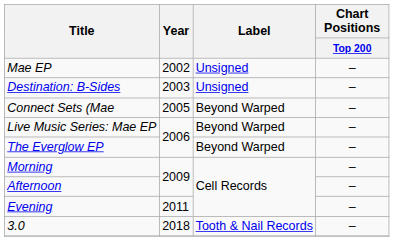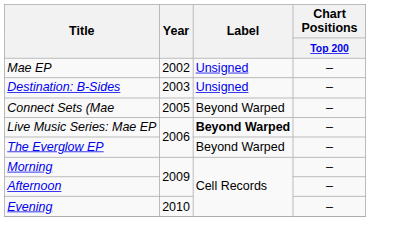(240, 127) normal -> (243, 127) bold
(176, 206) 2011 -> (176, 206) 2010
- row: (16, 226)
